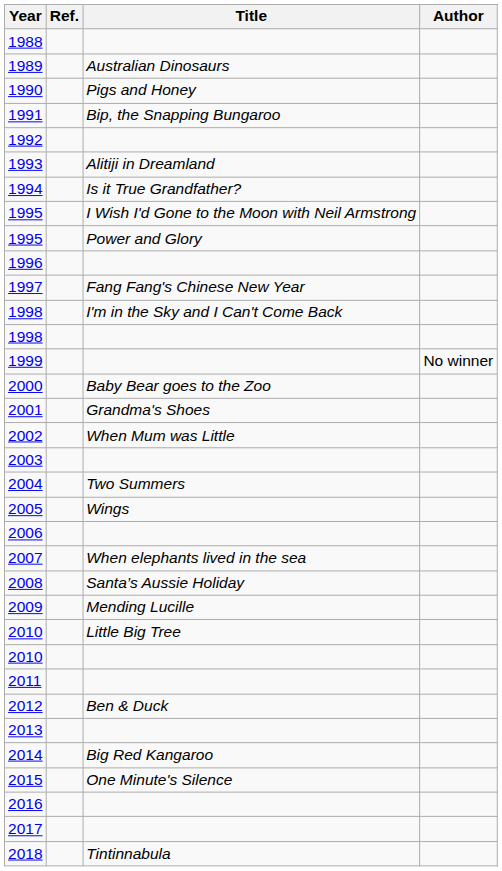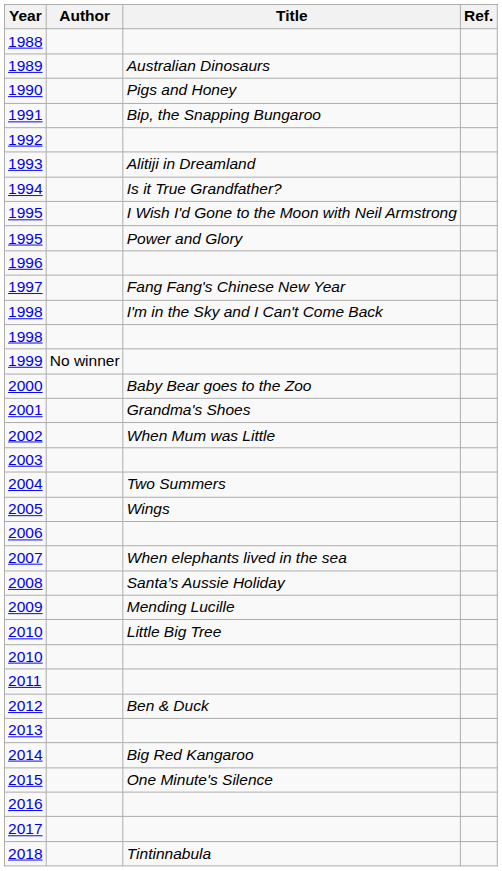columns swapped: (458, 16) <-> (64, 16)
